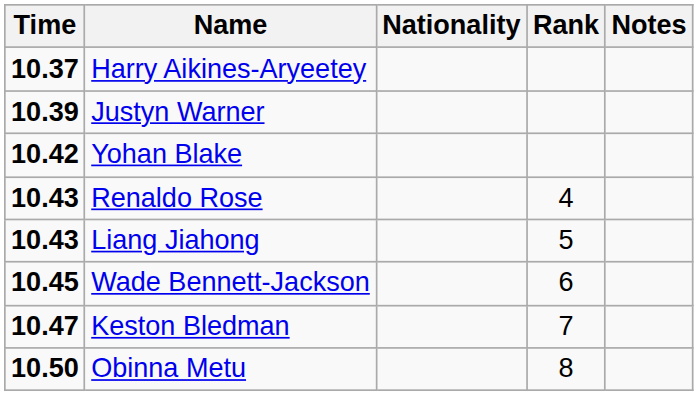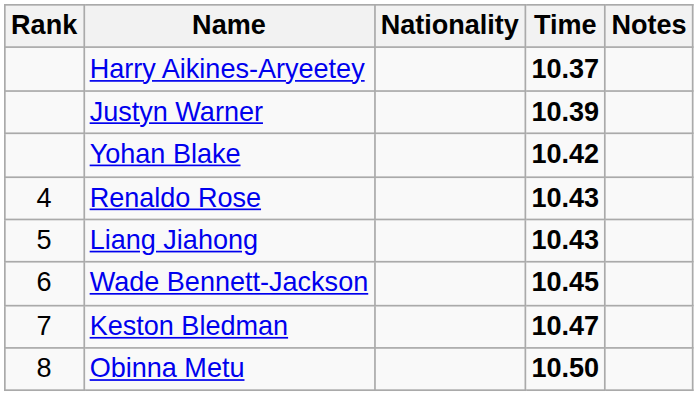columns swapped: (566, 25) <-> (45, 25)
